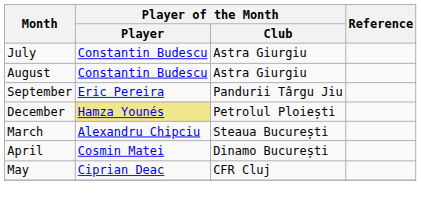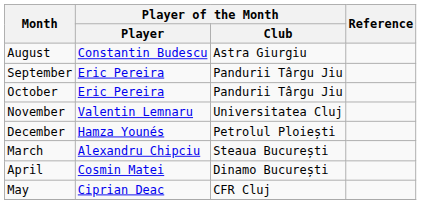- row: (22, 53)
+ row: (33, 92)
+ row: (36, 112)
(121, 112) khaki background -> (121, 131) no background
